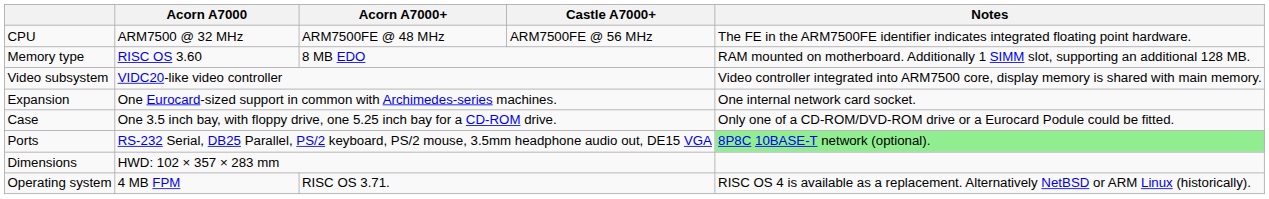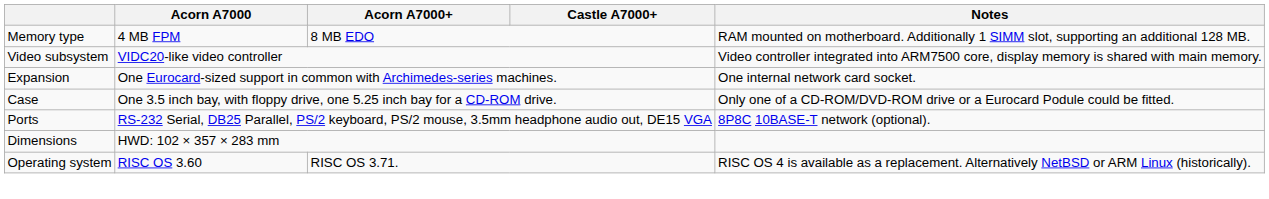- row: (21, 36)
(160, 57) RISC OS 3.60 -> (149, 36) 4 MB FPM
(824, 141) lightgreen background -> (824, 120) no background
(149, 183) 4 MB FPM -> (160, 162) RISC OS 3.60
